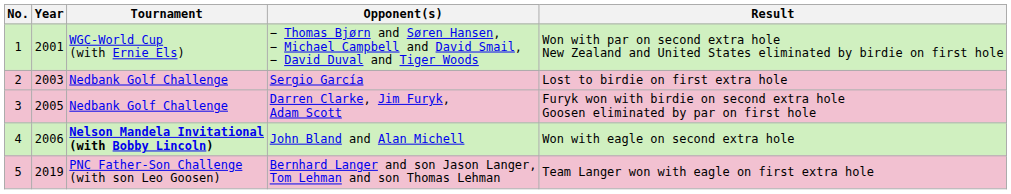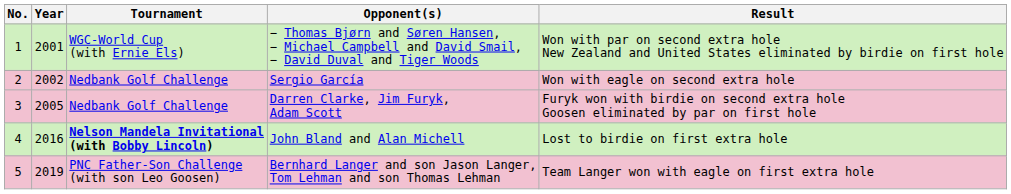(49, 80) 2003 -> (49, 80) 2002
(665, 80) Lost to birdie on first extra hole -> (668, 80) Won with eagle on second extra hole
(49, 139) 2006 -> (49, 139) 2016
(668, 139) Won with eagle on second extra hole -> (665, 139) Lost to birdie on first extra hole
